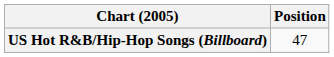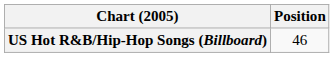(300, 40) 47 -> (300, 40) 46
